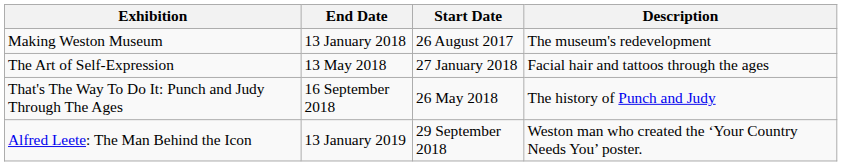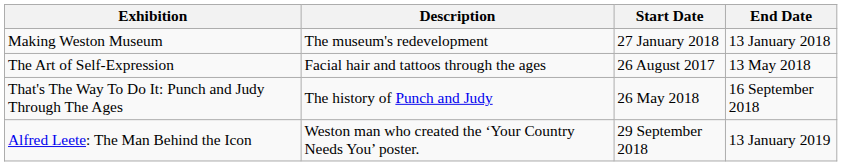columns swapped: (680, 16) <-> (357, 16)
(465, 41) 26 August 2017 -> (668, 41) 27 January 2018
(467, 65) 27 January 2018 -> (666, 65) 26 August 2017
